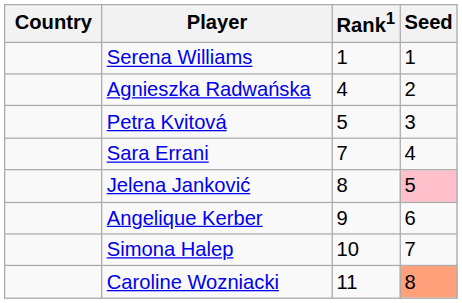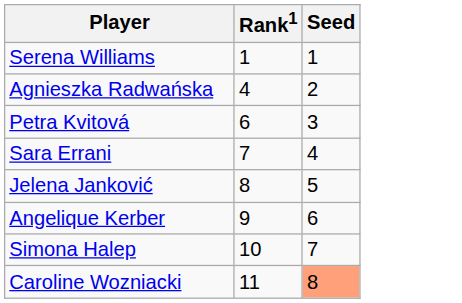- column: (53, 23)
(342, 121) 5 -> (245, 121) 6
(410, 185) pink background -> (313, 185) no background
